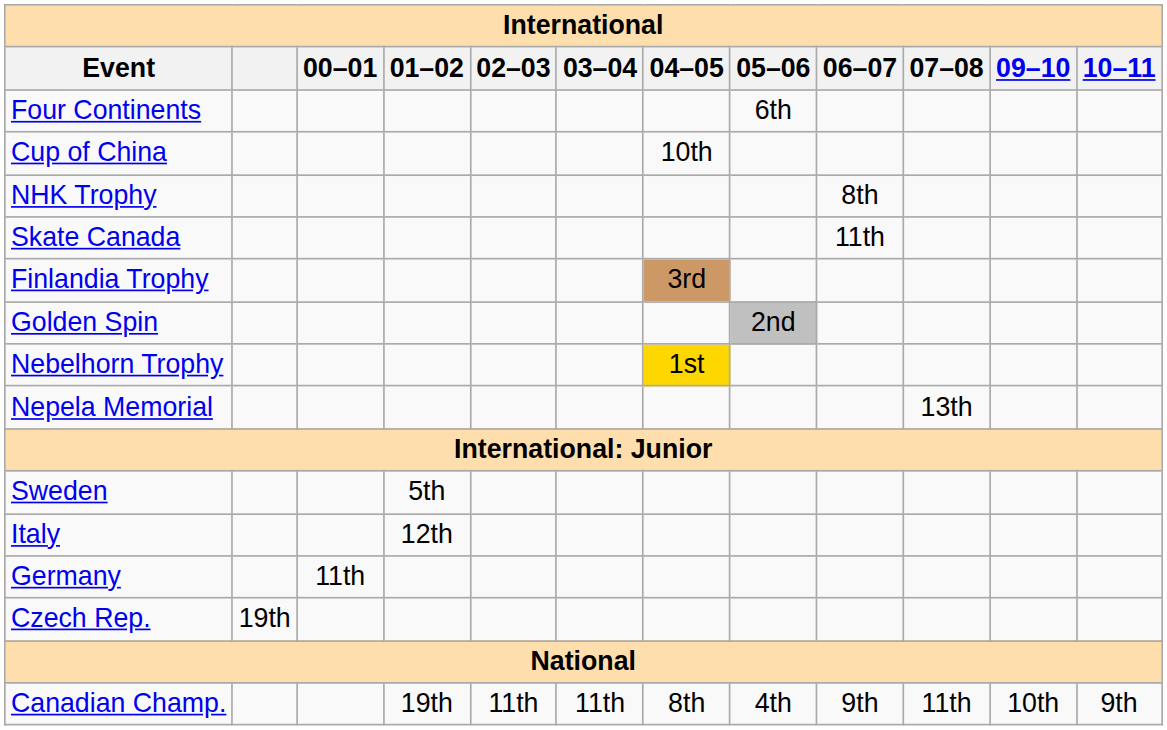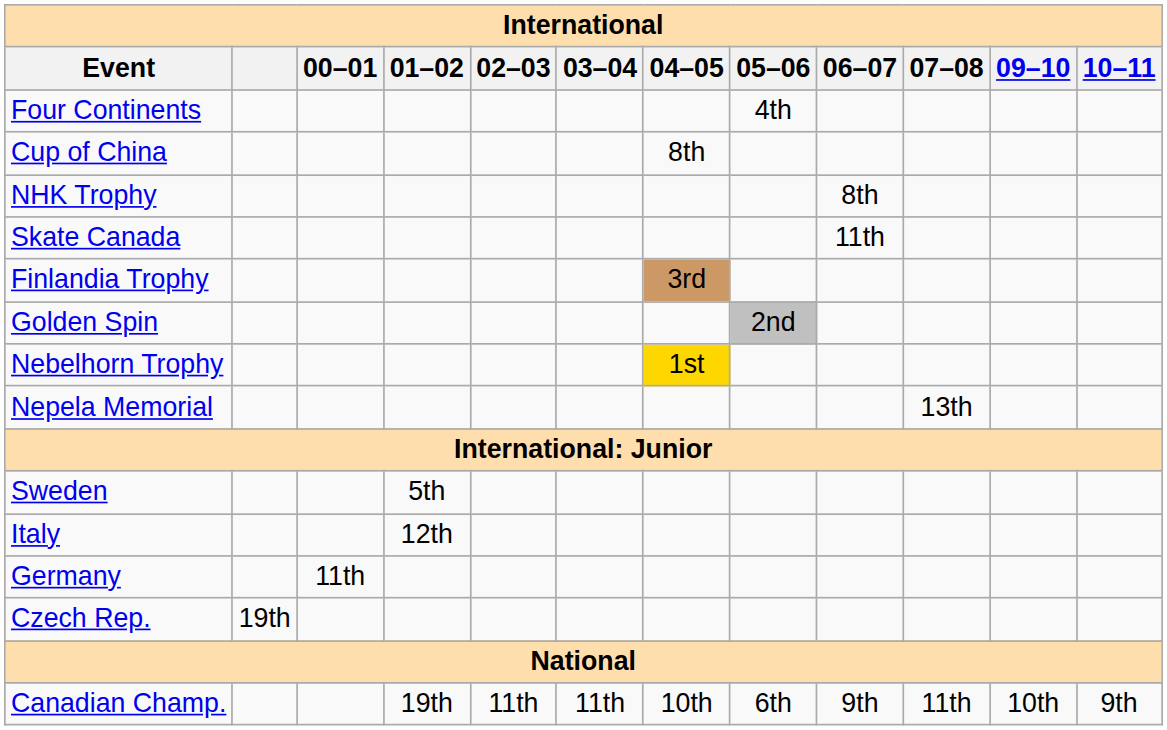(773, 110) 6th -> (773, 110) 4th
(687, 152) 10th -> (687, 152) 8th
(687, 703) 8th -> (687, 703) 10th
(773, 703) 4th -> (773, 703) 6th
